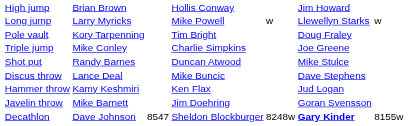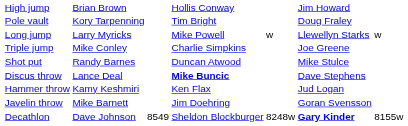rows swapped: (27, 34) <-> (28, 21)
(198, 75) normal -> (200, 75) bold
(158, 116) 8547 -> (158, 116) 8549
